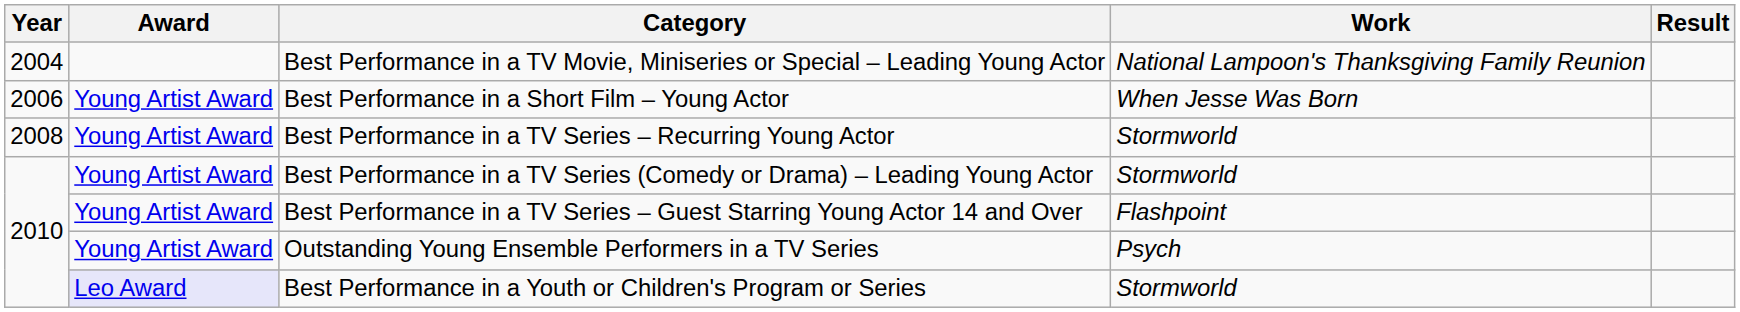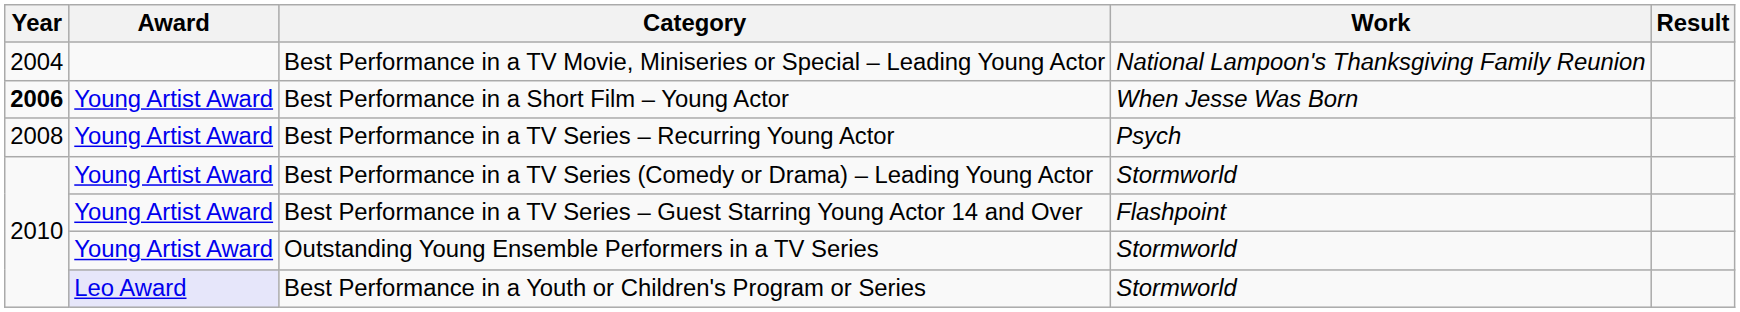(37, 99) normal -> (37, 99) bold
(1177, 136) Stormworld -> (1149, 136) Psych
(1149, 250) Psych -> (1177, 250) Stormworld
